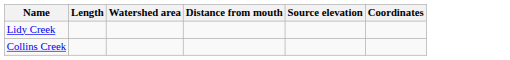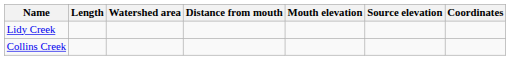+ column: (325, 13)
